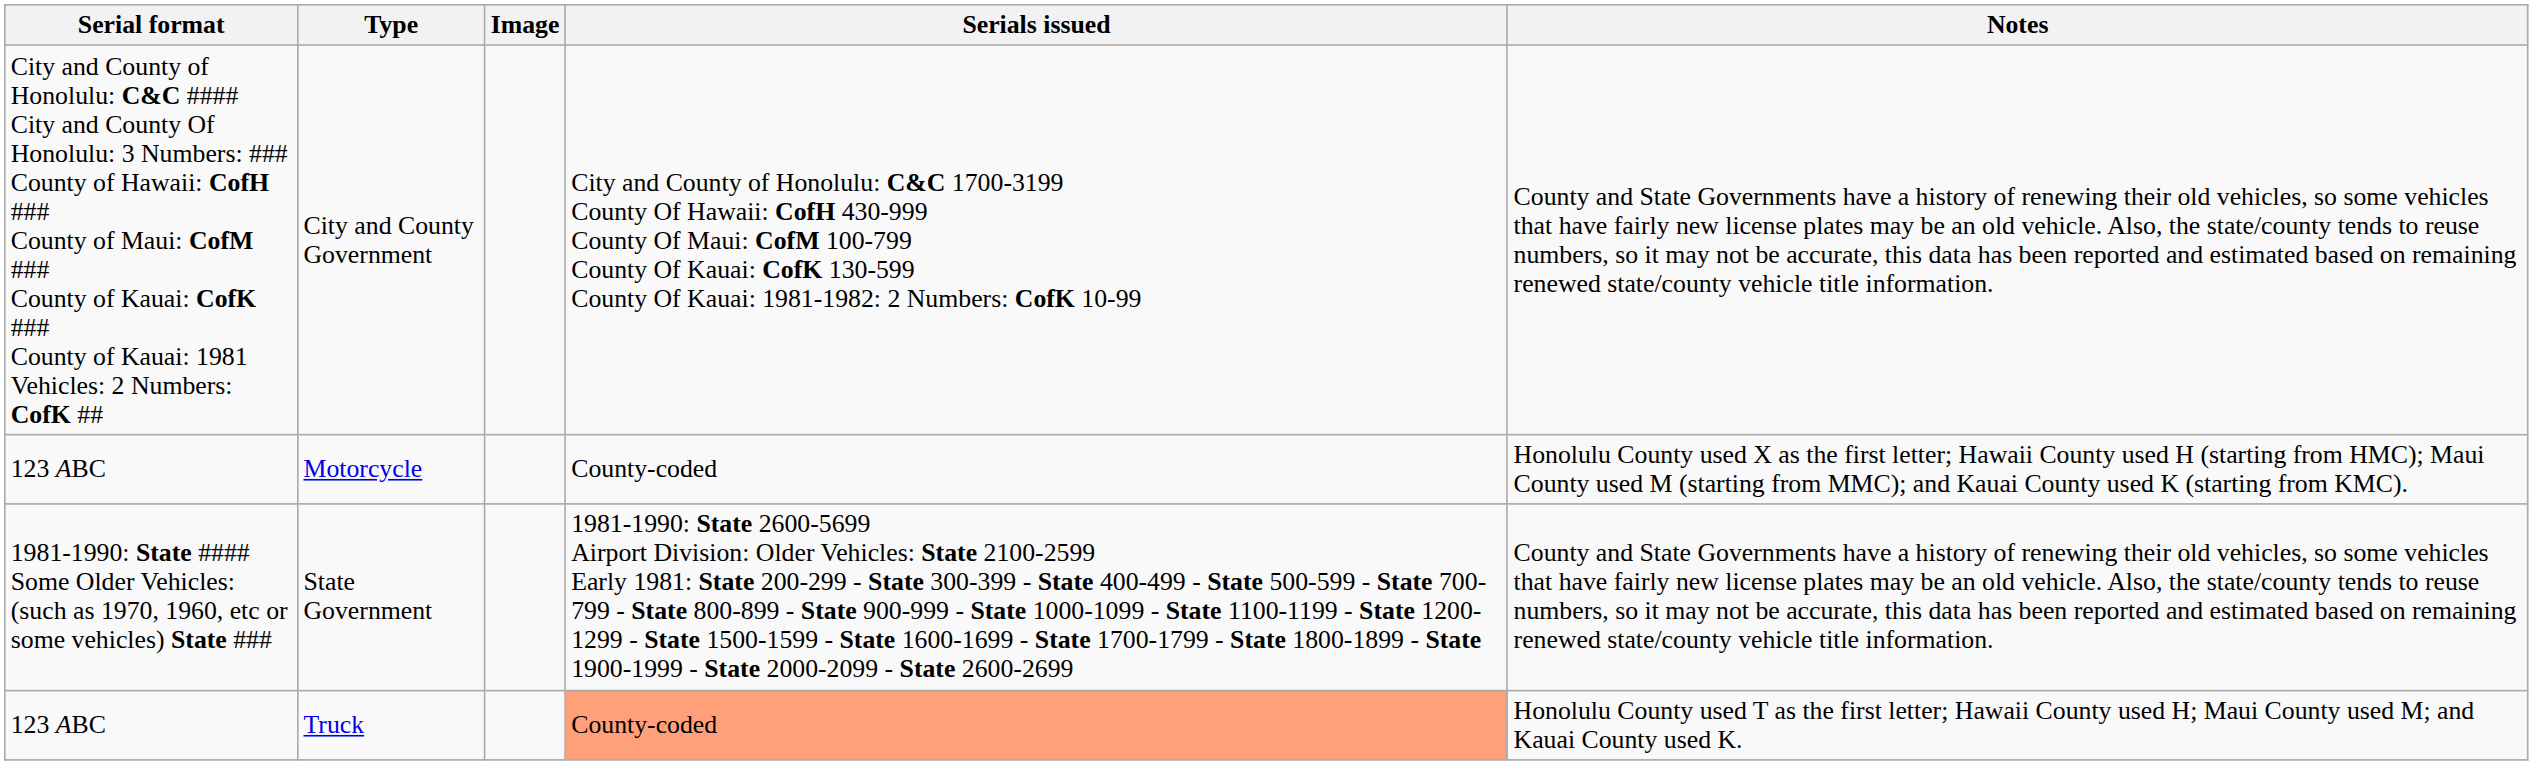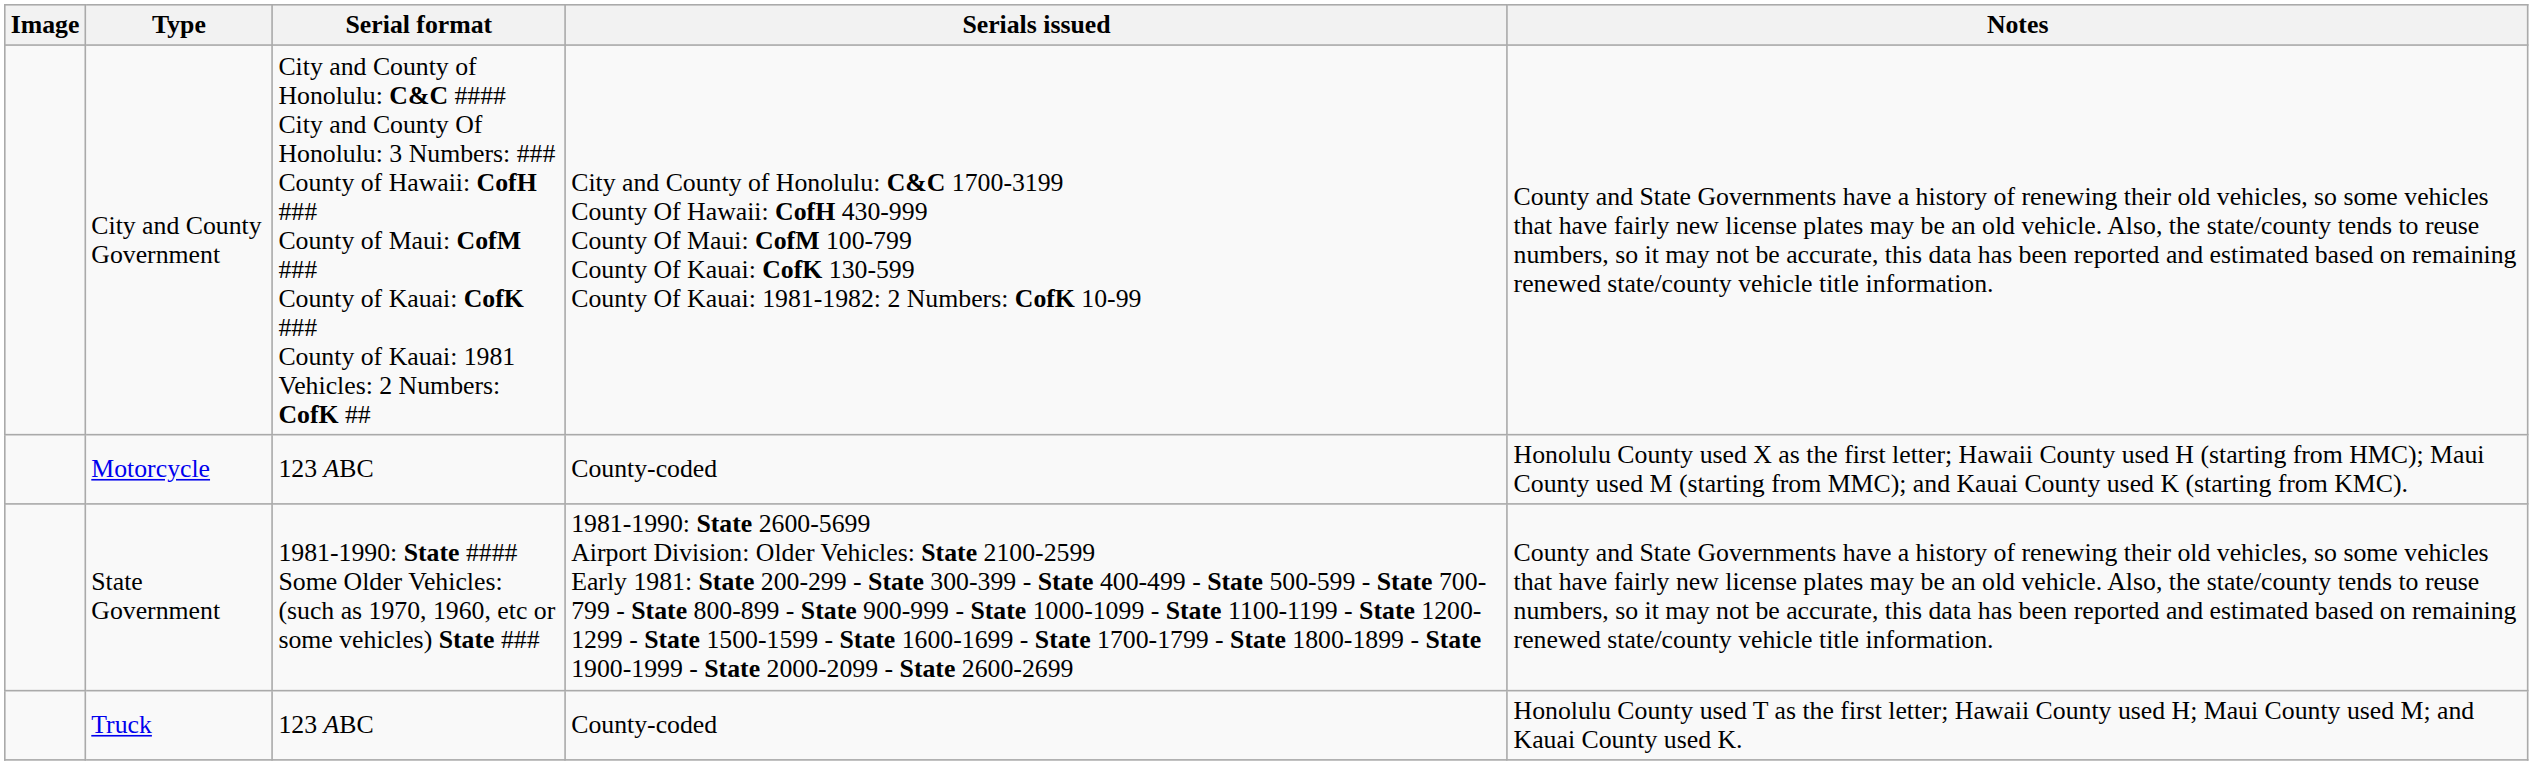columns swapped: (525, 24) <-> (151, 24)
(644, 724) lightsalmon background -> (644, 724) no background
